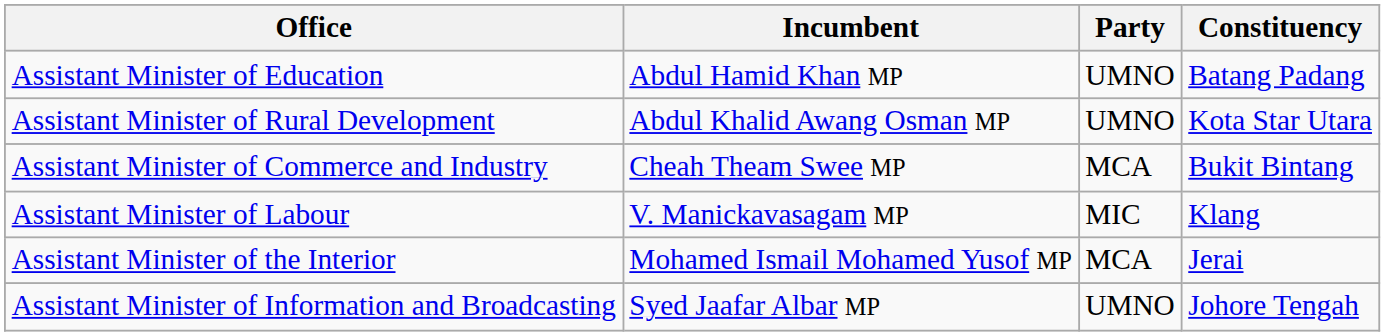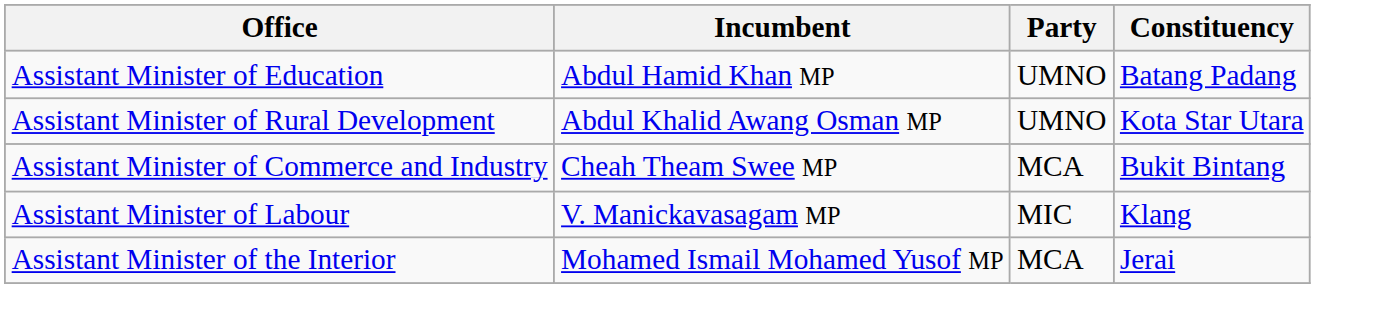- row: (314, 306)
